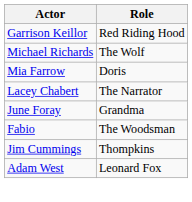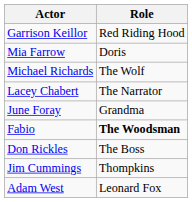rows swapped: (50, 52) <-> (36, 71)
(137, 129) normal -> (139, 129) bold
+ row: (37, 149)
